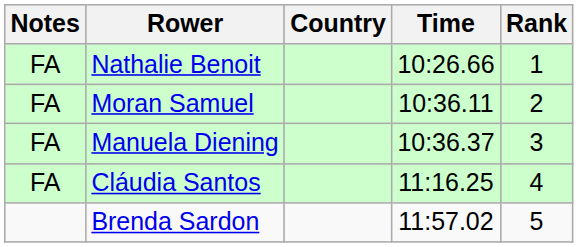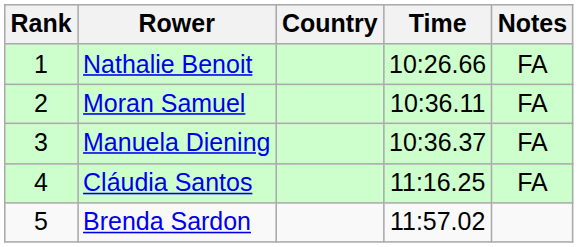columns swapped: (537, 24) <-> (45, 24)
